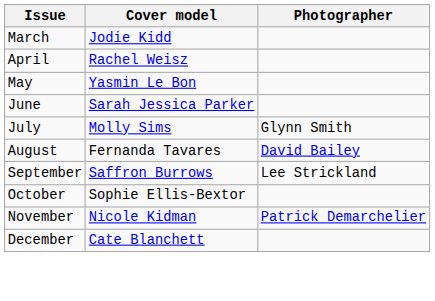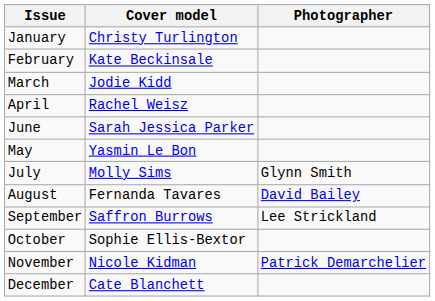+ row: (37, 38)
+ row: (41, 61)
rows swapped: (20, 83) <-> (24, 106)
